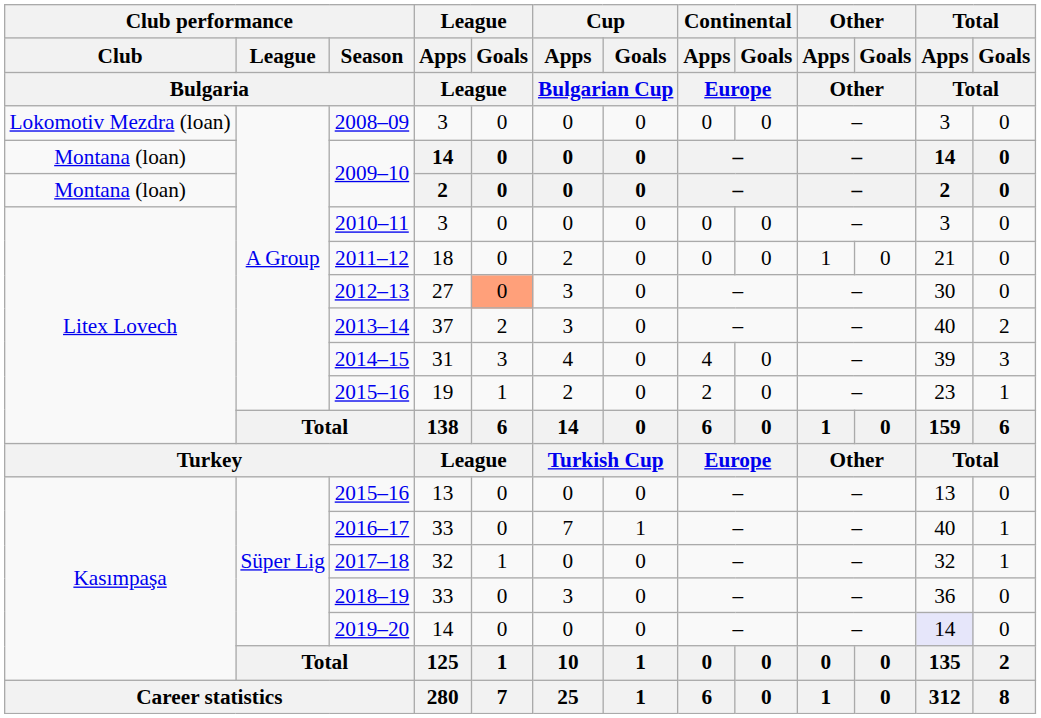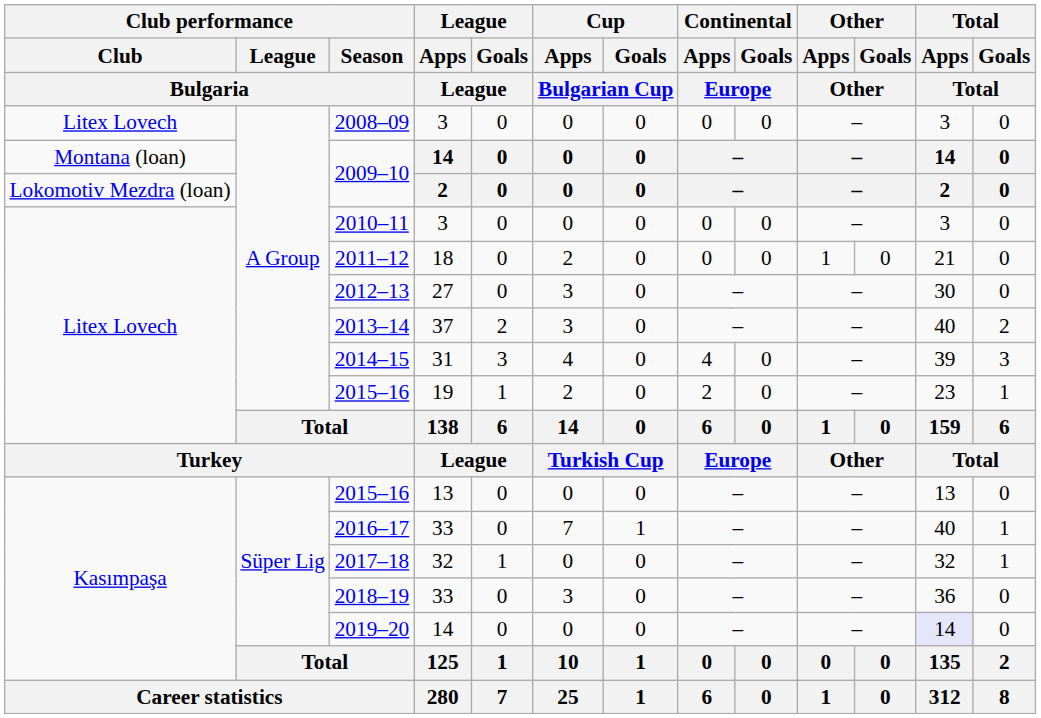(120, 122) Lokomotiv Mezdra (loan) -> (120, 122) Litex Lovech
(120, 190) Montana (loan) -> (120, 190) Lokomotiv Mezdra (loan)
(502, 291) lightsalmon background -> (502, 291) no background
